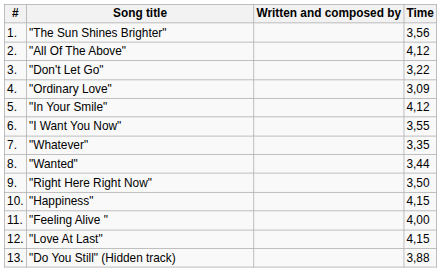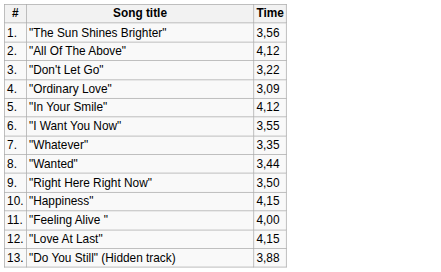- column: (329, 13)
